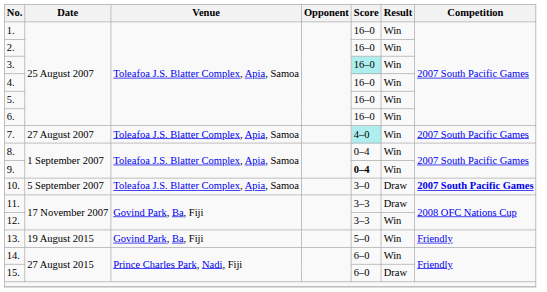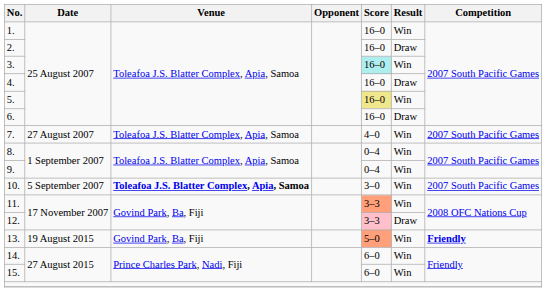(392, 48) Win -> (405, 48) Draw
(392, 82) Win -> (405, 82) Draw
(364, 100) no background -> (374, 100) khaki background
(392, 117) Win -> (405, 117) Draw
(362, 134) paleturquoise background -> (372, 134) no background
(362, 169) bold -> (372, 169) normal
(206, 186) normal -> (211, 186) bold
(395, 186) Draw -> (403, 186) Win
(475, 186) bold -> (483, 186) normal
(362, 204) no background -> (372, 204) lightsalmon background
(395, 204) Draw -> (403, 204) Win
(362, 221) no background -> (372, 221) pink background
(392, 221) Win -> (405, 221) Draw
(362, 238) no background -> (372, 238) lightsalmon background
(435, 238) normal -> (447, 238) bold
(395, 273) Draw -> (403, 273) Win
